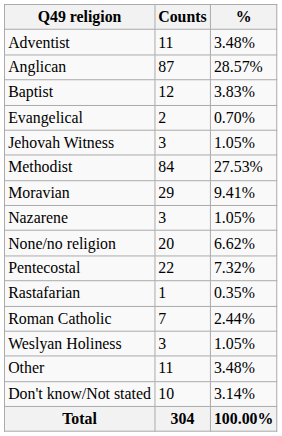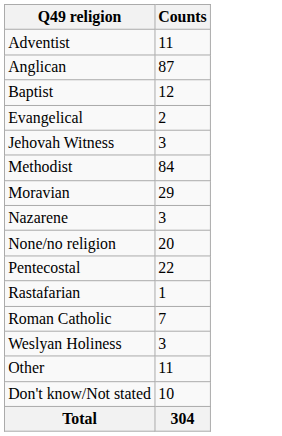- column: (244, 17)
